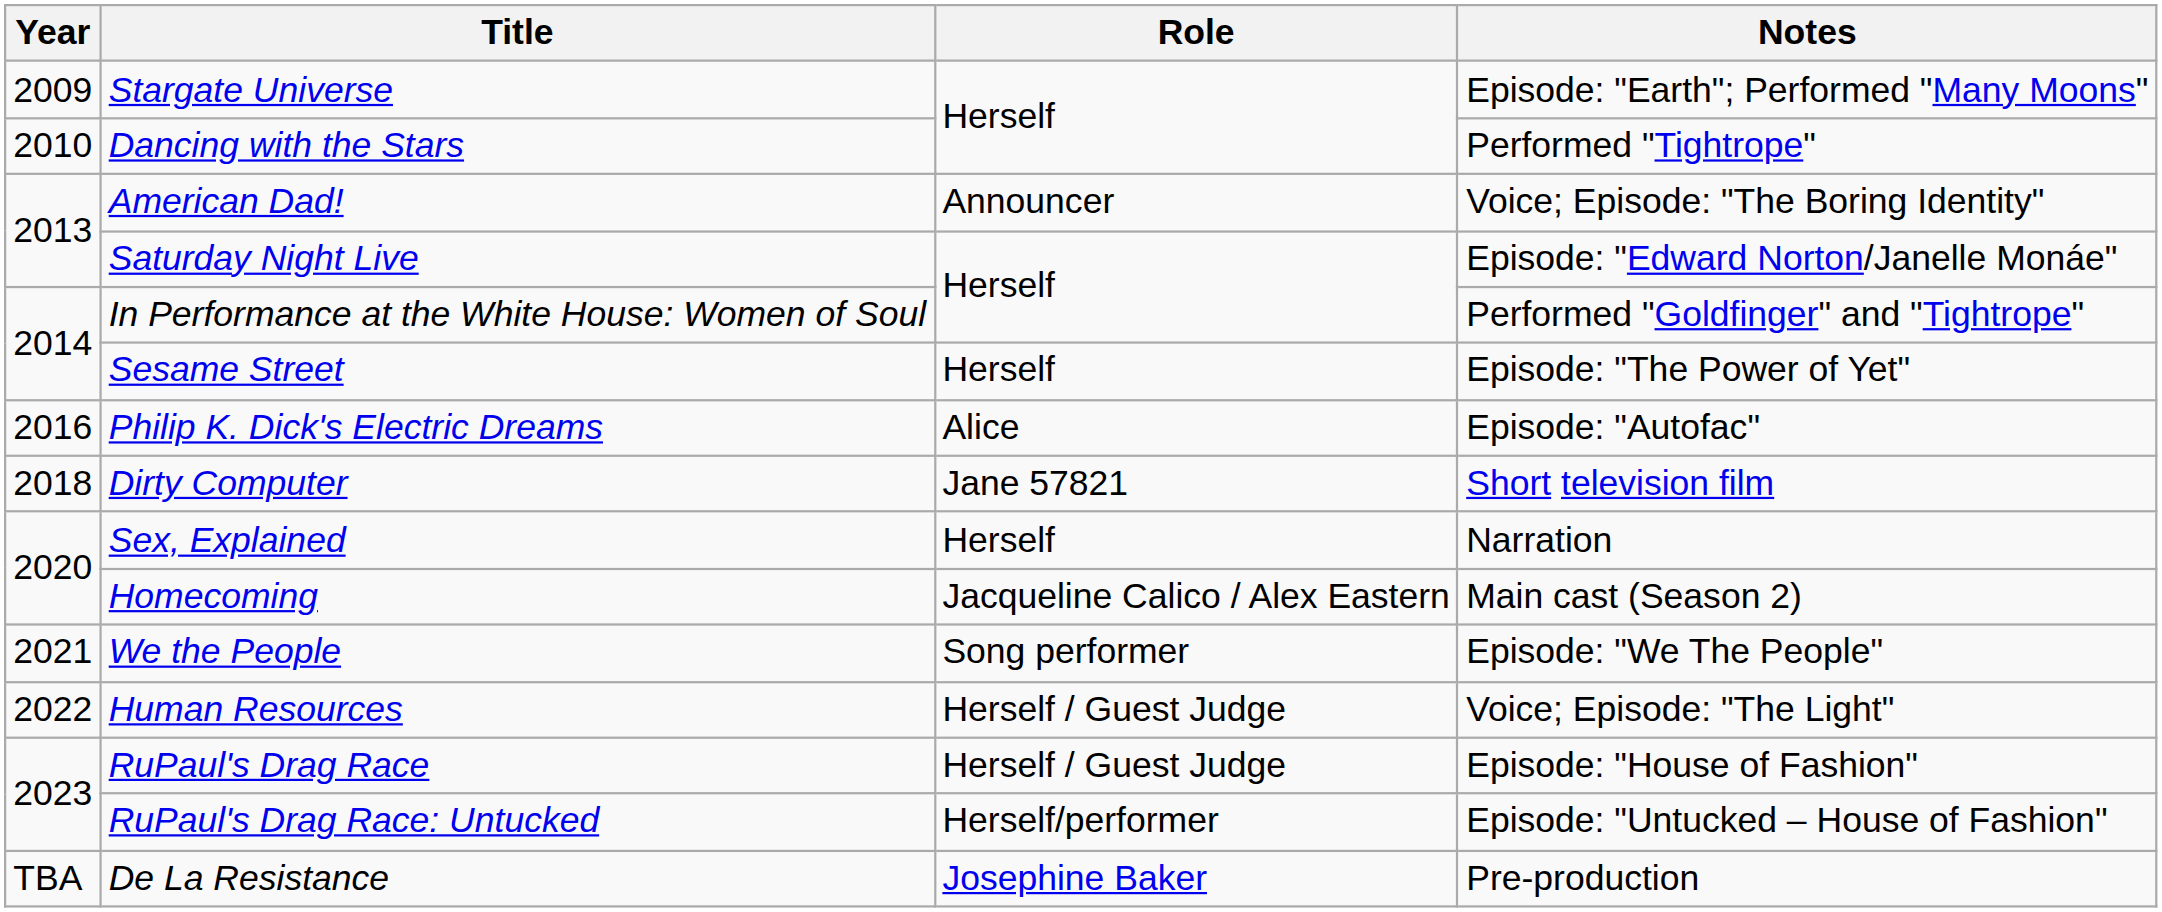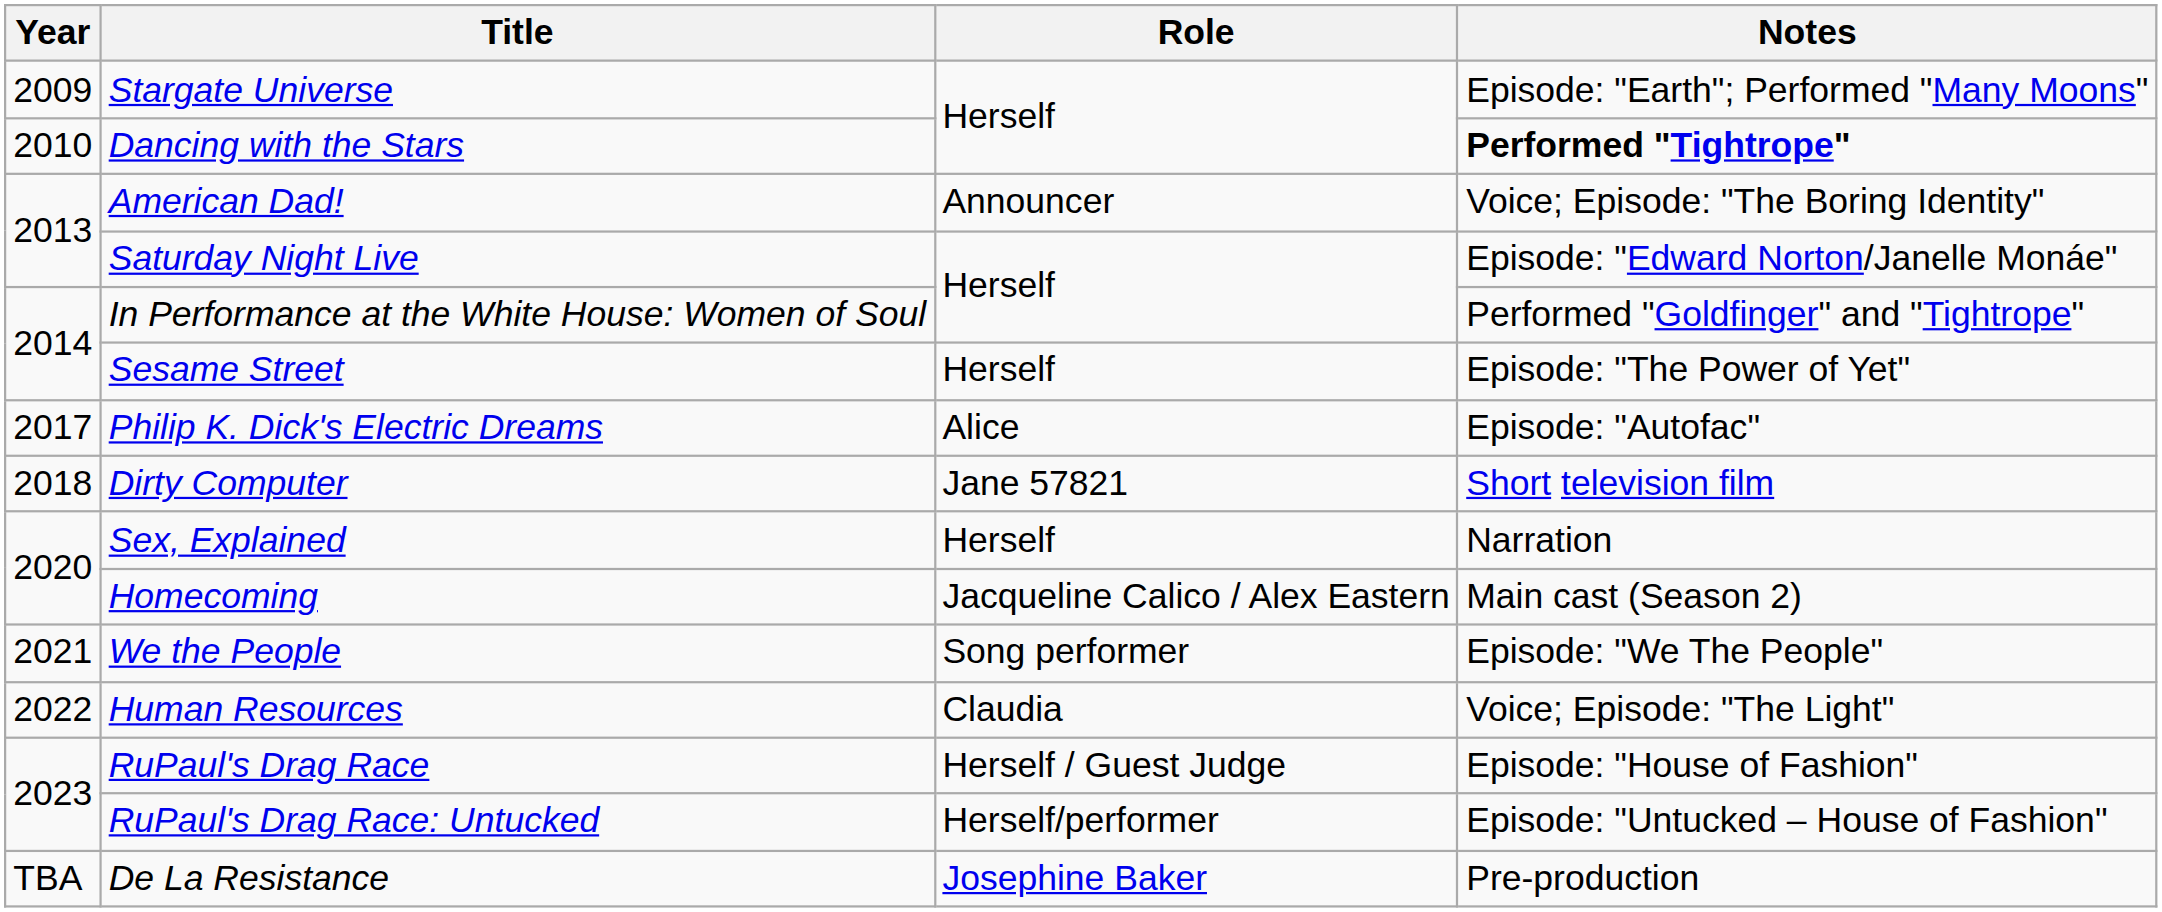(1641, 145) normal -> (1658, 145) bold
(53, 426) 2016 -> (53, 426) 2017
(1114, 708) Herself / Guest Judge -> (1003, 708) Claudia
